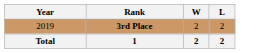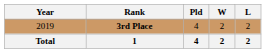+ column: (196, 12)
